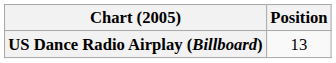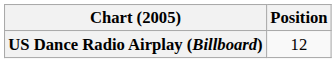(299, 44) 13 -> (299, 44) 12
